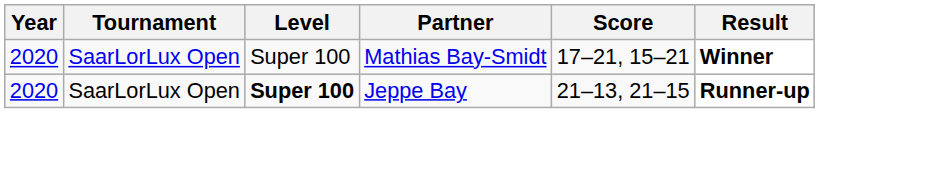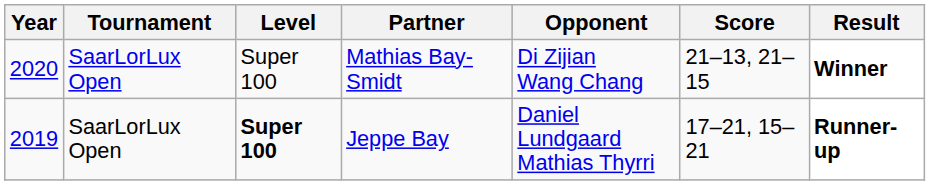+ column: (596, 22)
(623, 57) 17–21, 15–21 -> (740, 69) 21–13, 21–15
(34, 91) 2020 -> (34, 139) 2019
(623, 91) 21–13, 21–15 -> (740, 139) 17–21, 15–21
